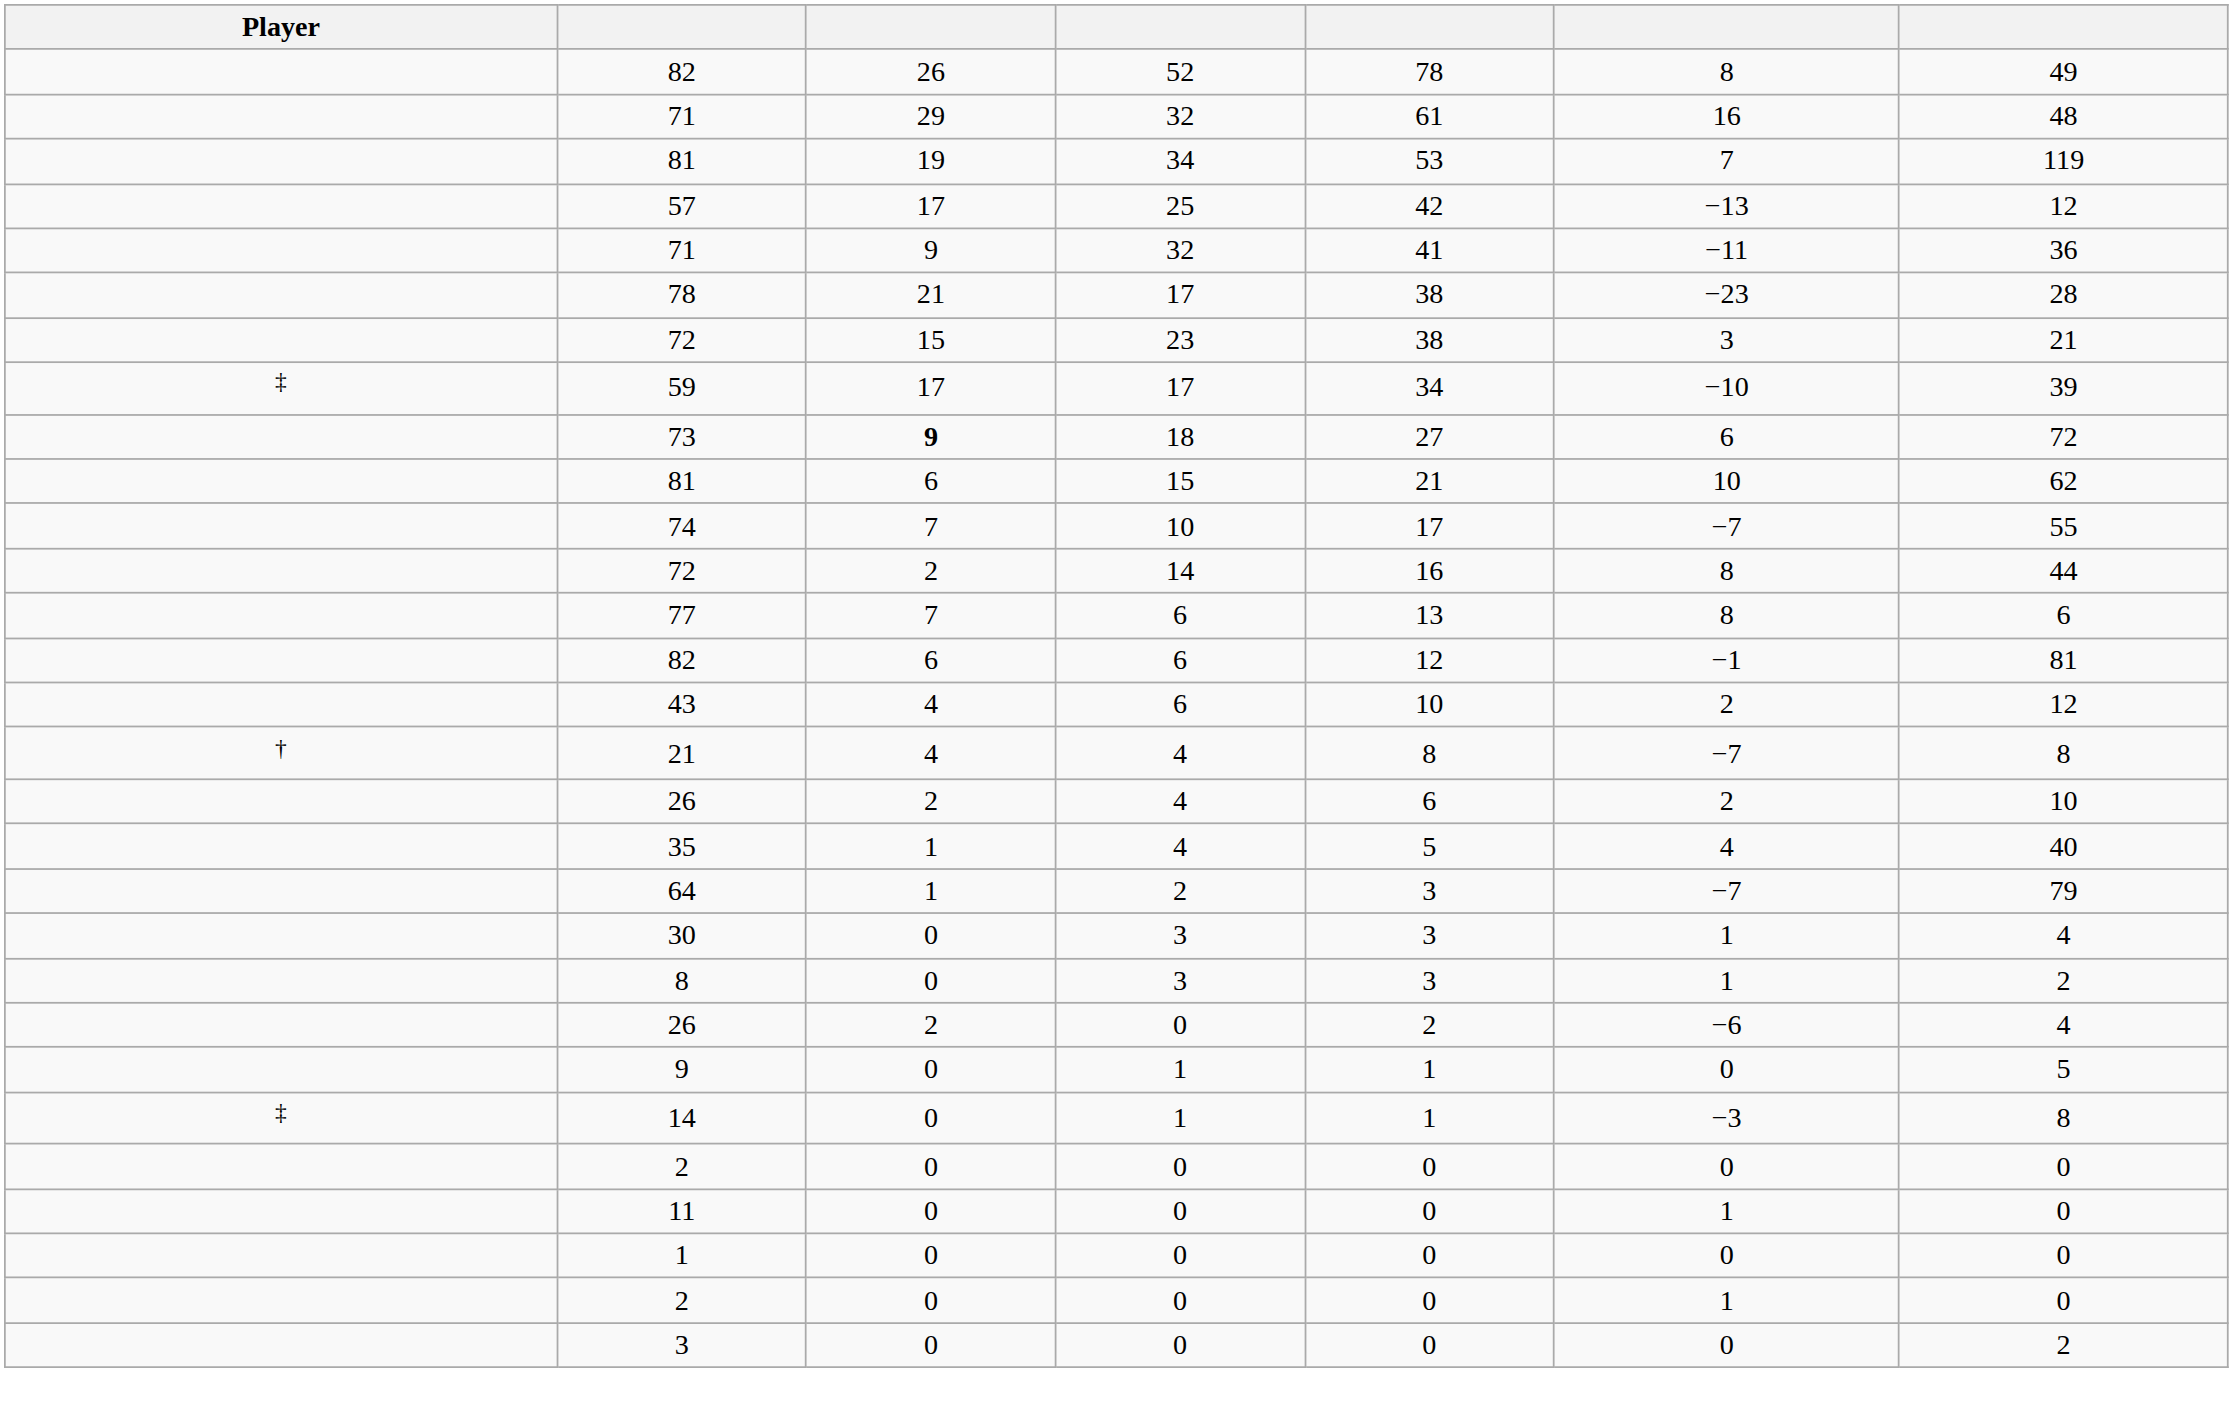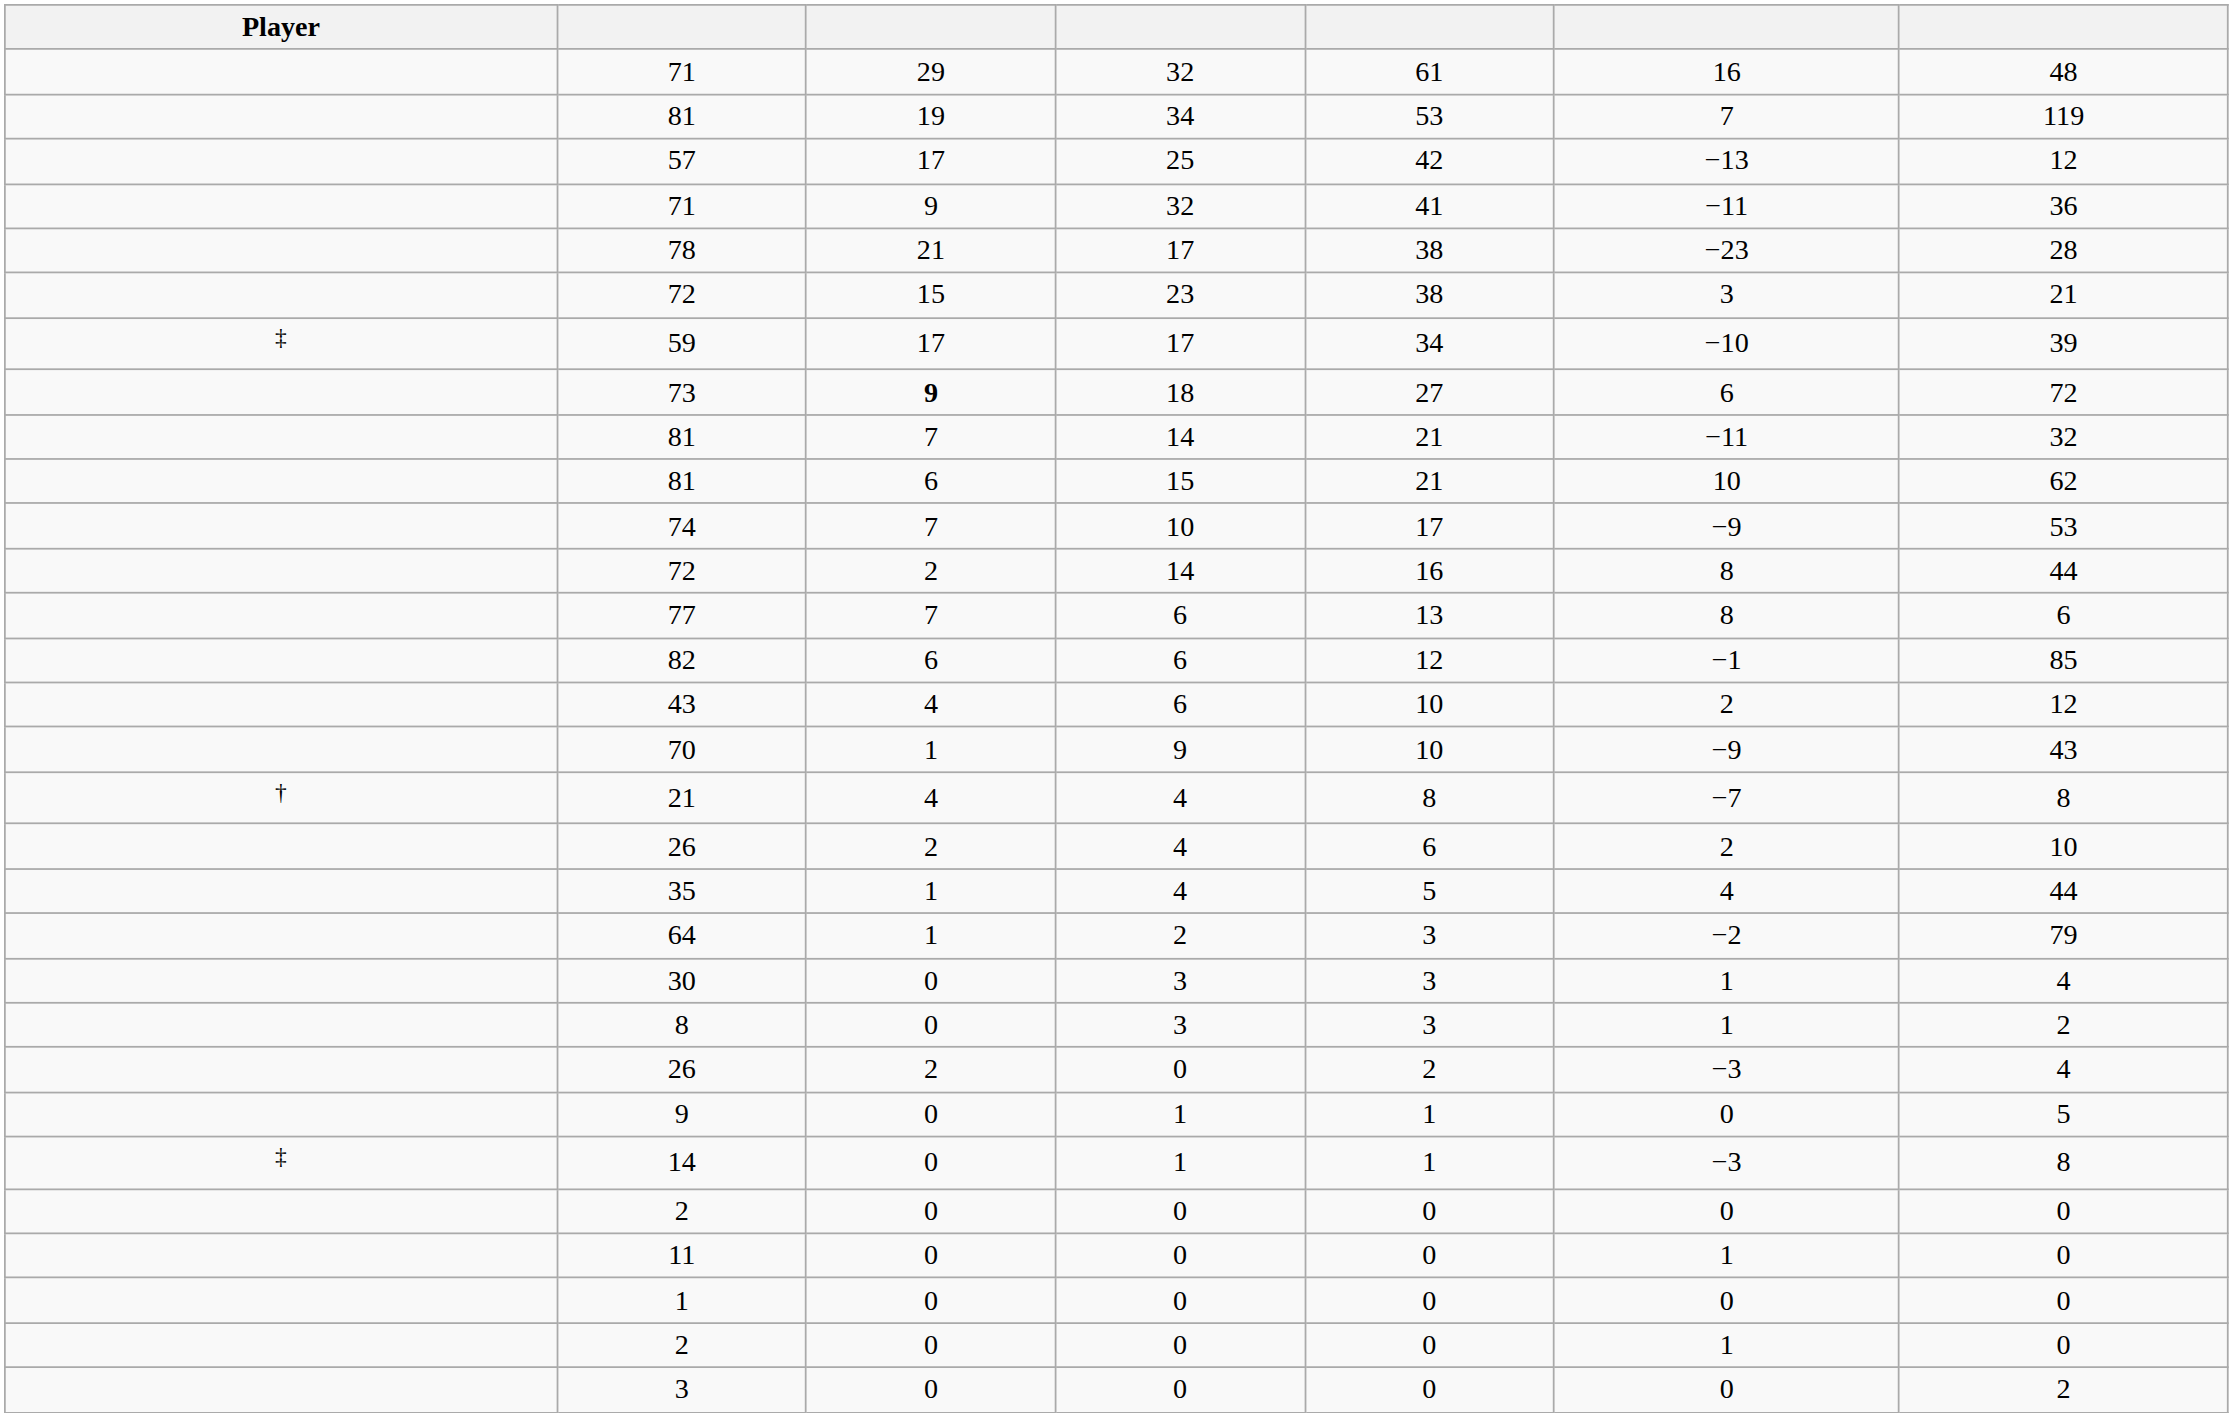- row: (682, 71)
+ row: (682, 436)
(1727, 525) −7 -> (1727, 525) −9
(2064, 525) 55 -> (2064, 525) 53
(2064, 659) 81 -> (2064, 659) 85
+ row: (682, 749)
(2064, 845) 40 -> (2064, 890) 44
(1727, 890) −7 -> (1727, 935) −2
(1727, 1024) −6 -> (1727, 1069) −3
